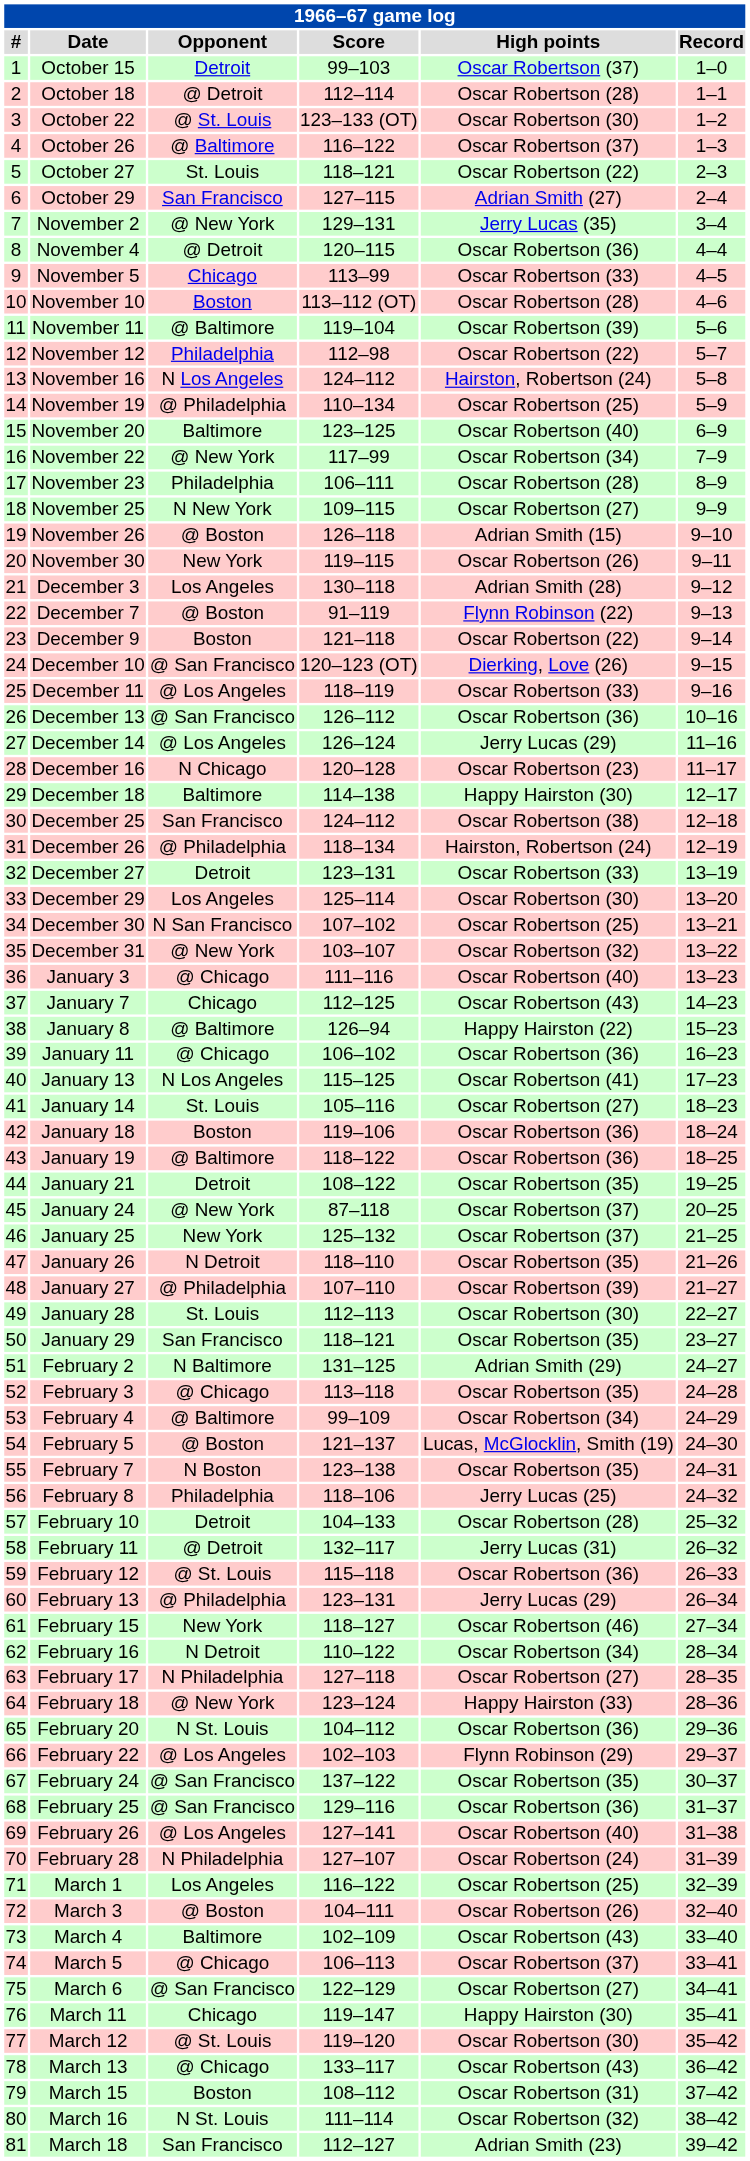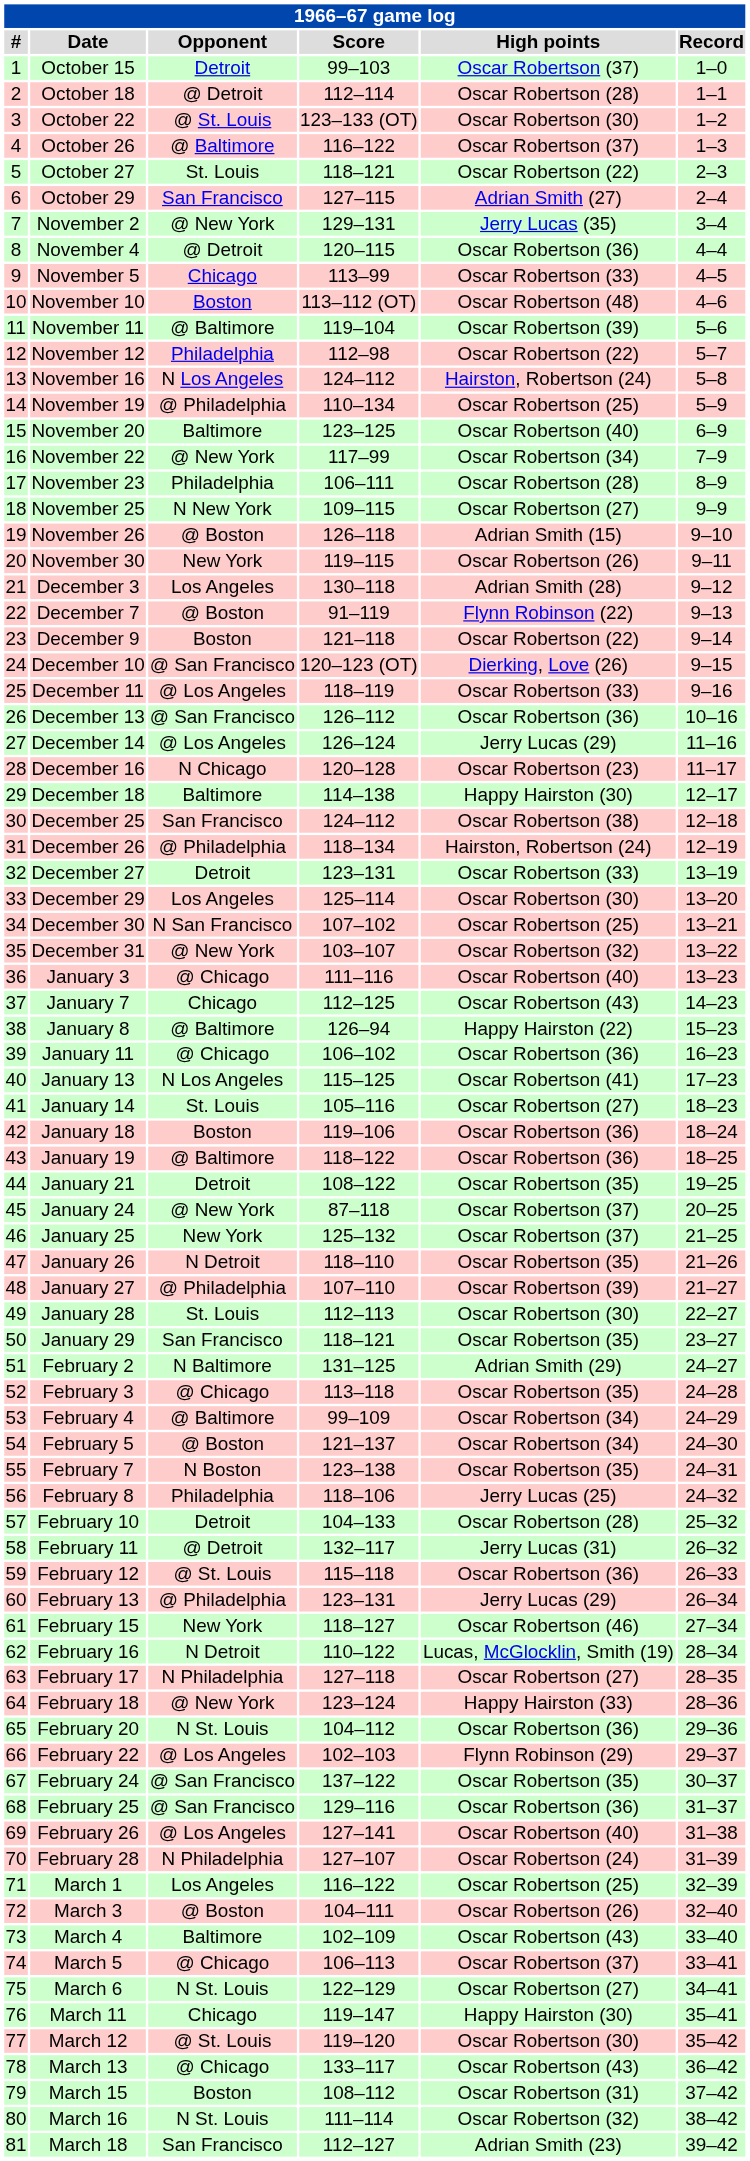(548, 301) Oscar Robertson (28) -> (548, 301) Oscar Robertson (48)
(548, 1443) Lucas, McGlocklin, Smith (19) -> (548, 1443) Oscar Robertson (34)
(548, 1651) Oscar Robertson (34) -> (548, 1651) Lucas, McGlocklin, Smith (19)
(222, 1989) @ San Francisco -> (222, 1989) N St. Louis
